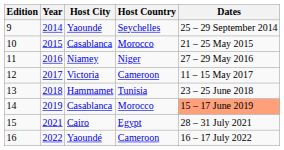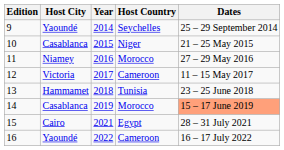columns swapped: (53, 12) <-> (90, 12)
(136, 43) Morocco -> (129, 43) Niger
(129, 59) Niger -> (136, 59) Morocco
